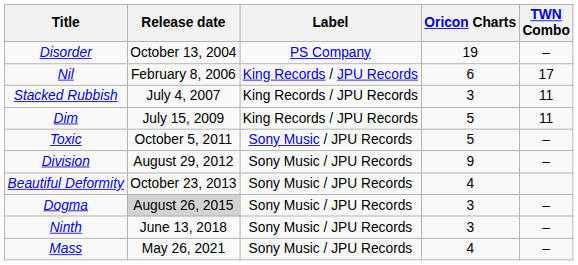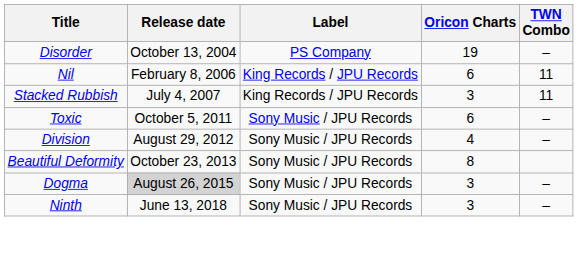(546, 74) 17 -> (546, 74) 11
- row: (66, 118)
(470, 140) 5 -> (470, 118) 6
(470, 161) 9 -> (470, 140) 4
(470, 183) 4 -> (470, 161) 8
- row: (66, 249)
